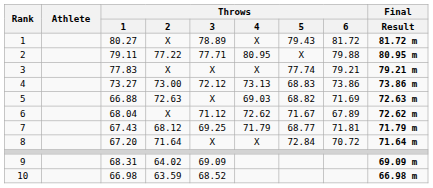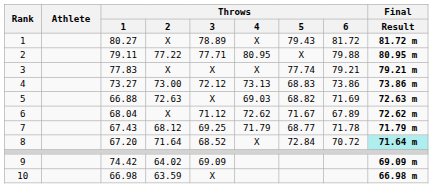(346, 128) 71.81 -> (346, 128) 71.78
(212, 143) X -> (212, 143) 68.52
(398, 143) no background -> (398, 143) paleturquoise background
(123, 162) 68.31 -> (123, 162) 74.42
(212, 176) 68.52 -> (212, 176) X
